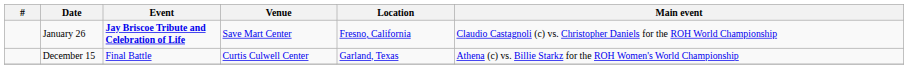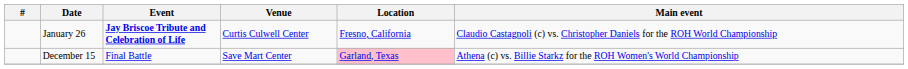(257, 34) Save Mart Center -> (266, 34) Curtis Culwell Center
(266, 56) Curtis Culwell Center -> (257, 56) Save Mart Center
(369, 56) no background -> (369, 56) pink background
